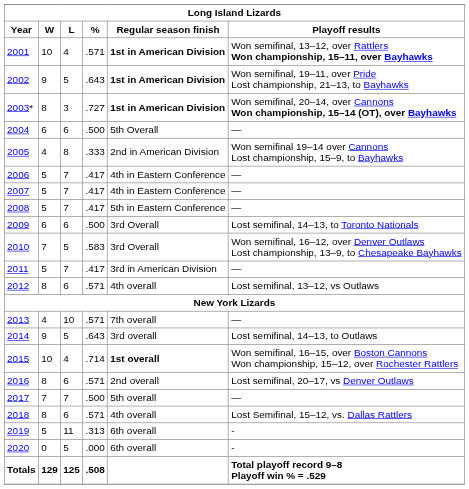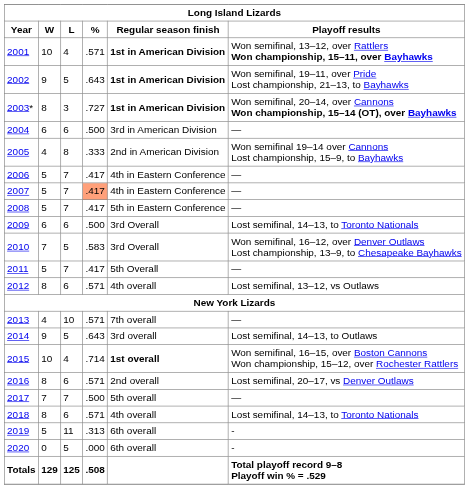(134, 130) 5th Overall -> (164, 130) 3rd in American Division
(95, 191) no background -> (95, 191) lightsalmon background
(164, 269) 3rd in American Division -> (134, 269) 5th Overall
(322, 414) Lost Semifinal, 15–12, vs. Dallas Rattlers -> (325, 414) Lost semifinal, 14–13, to Toronto Nationals
